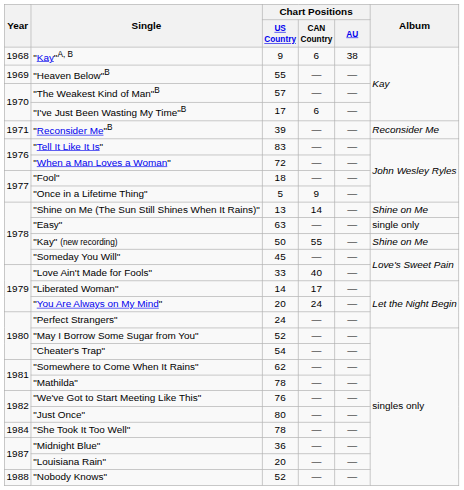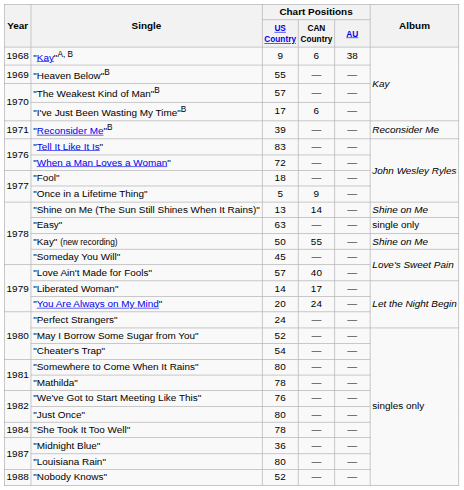(280, 272) 33 -> (280, 272) 57
(280, 367) 62 -> (280, 367) 80
(280, 461) 20 -> (280, 461) 80
